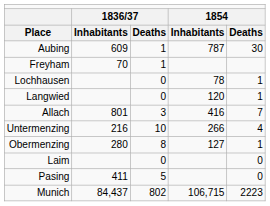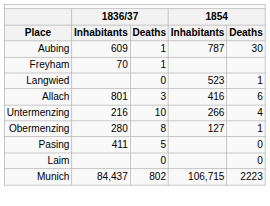- row: (42, 81)
(216, 97) 120 -> (216, 81) 523
(260, 113) 7 -> (260, 97) 6
rows swapped: (54, 177) <-> (58, 161)
